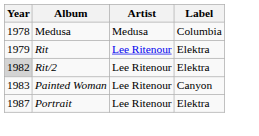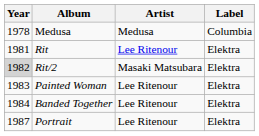(18, 49) 1979 -> (18, 49) 1981
(142, 67) Lee Ritenour -> (160, 67) Masaki Matsubara
(195, 85) Canyon -> (224, 85) Elektra
+ row: (74, 103)
